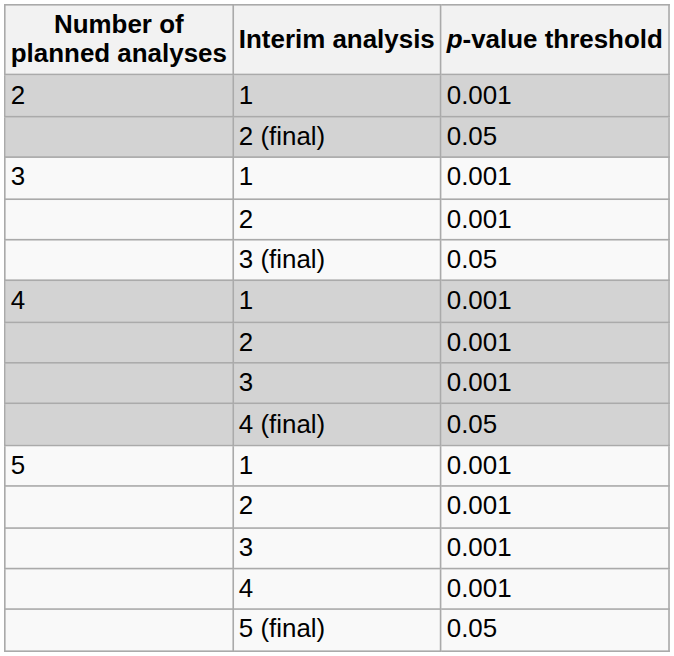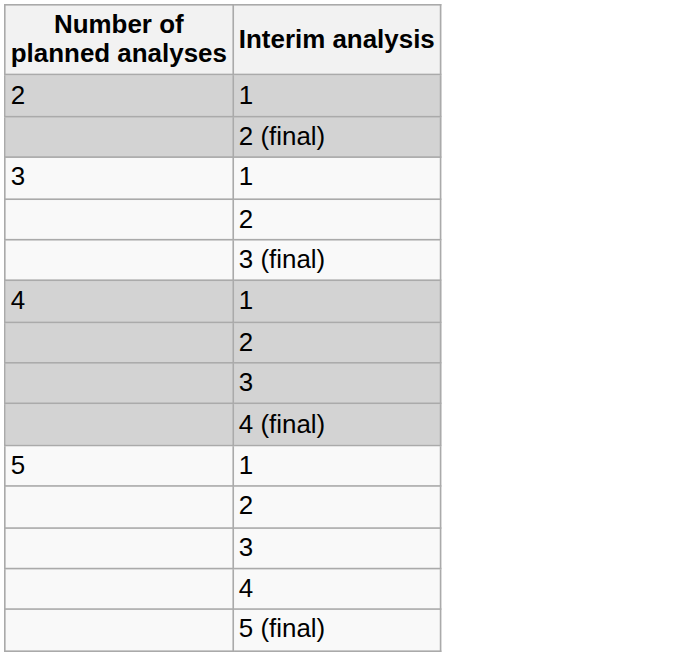- column: (555, 39)
